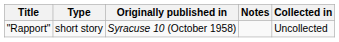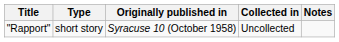columns swapped: (303, 12) <-> (255, 12)
